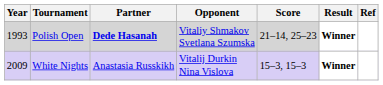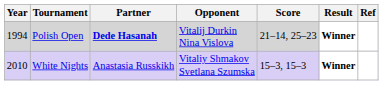(17, 36) 1993 -> (17, 36) 1994
(217, 36) Vitaliy Shmakov Svetlana Szumska -> (208, 36) Vitalij Durkin Nina Vislova
(17, 66) 2009 -> (17, 66) 2010
(208, 66) Vitalij Durkin Nina Vislova -> (217, 66) Vitaliy Shmakov Svetlana Szumska
